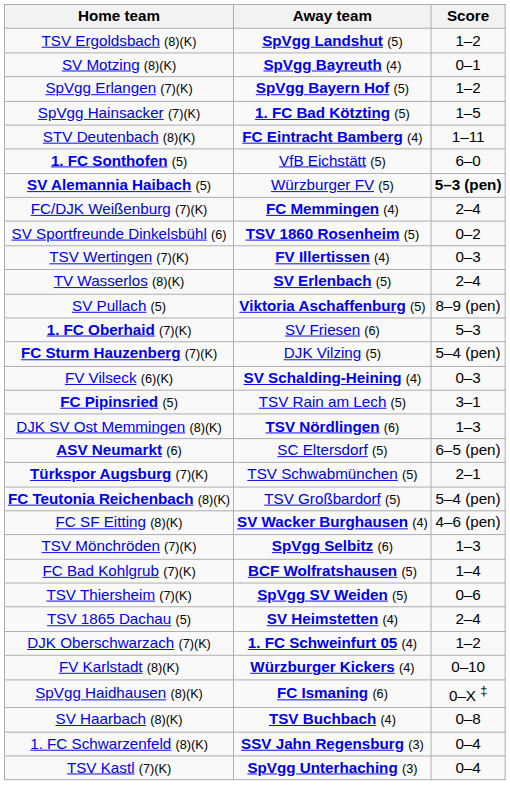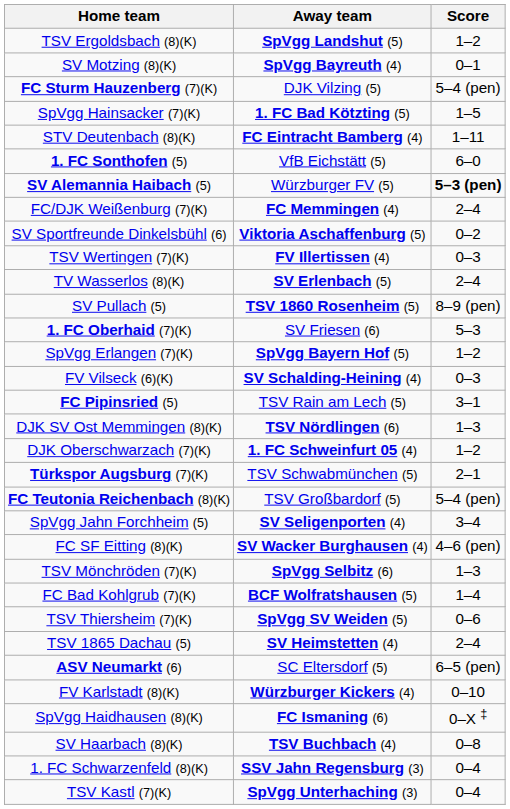rows swapped: (119, 88) <-> (119, 354)
(332, 233) TSV 1860 Rosenheim (5) -> (332, 233) Viktoria Aschaffenburg (5)
(332, 305) Viktoria Aschaffenburg (5) -> (332, 305) TSV 1860 Rosenheim (5)
rows swapped: (119, 643) <-> (119, 450)
+ row: (119, 522)
